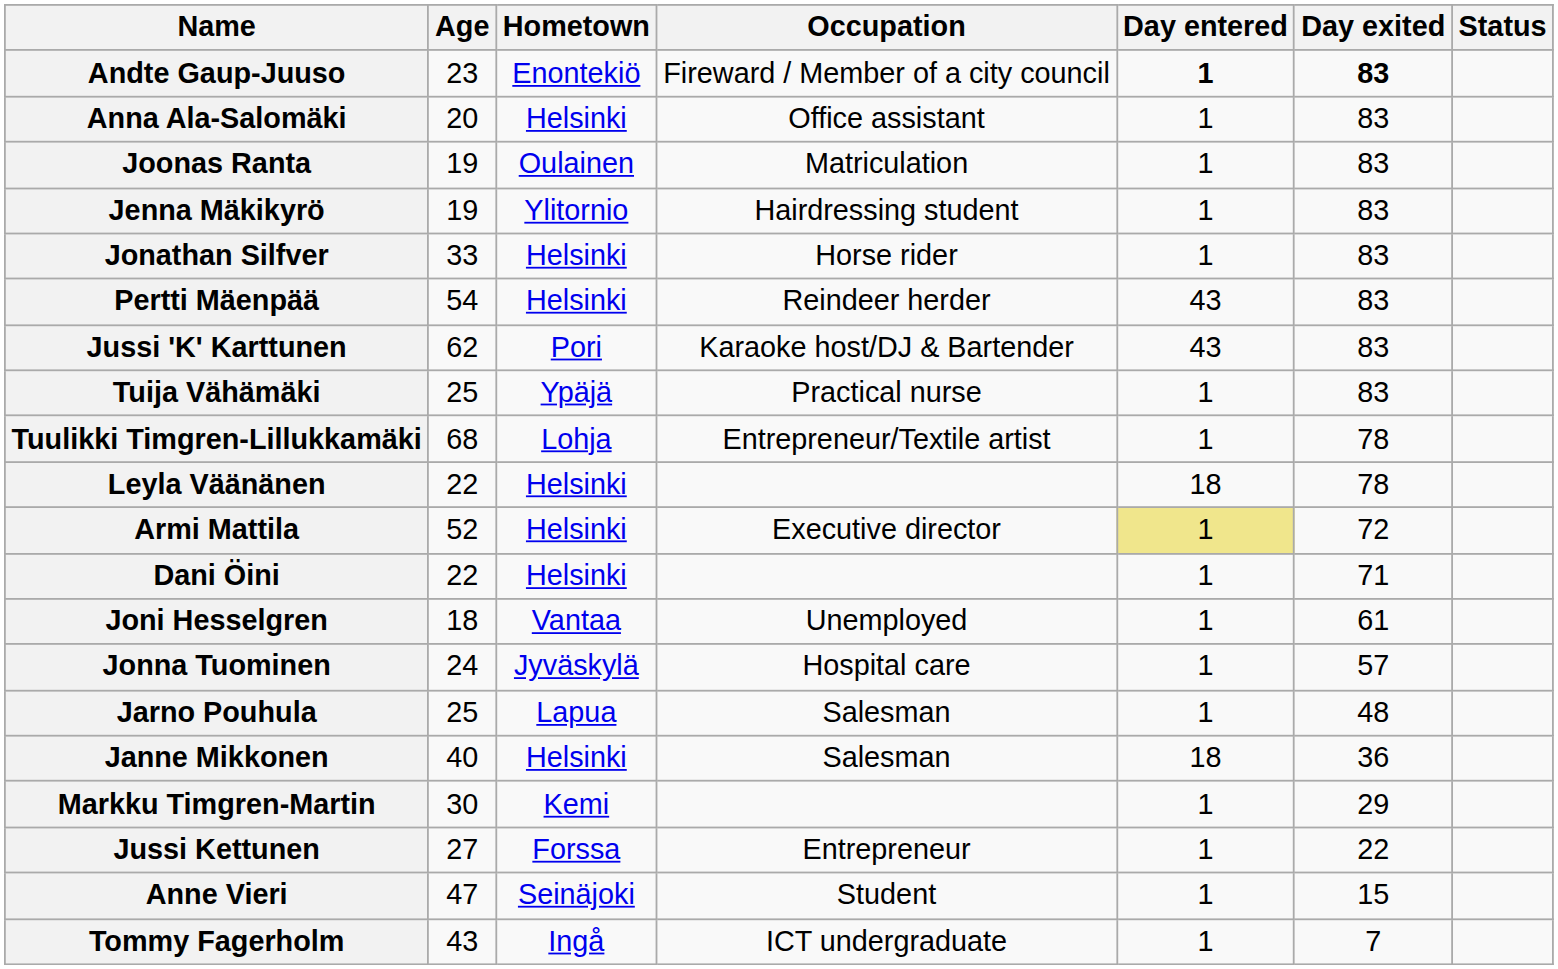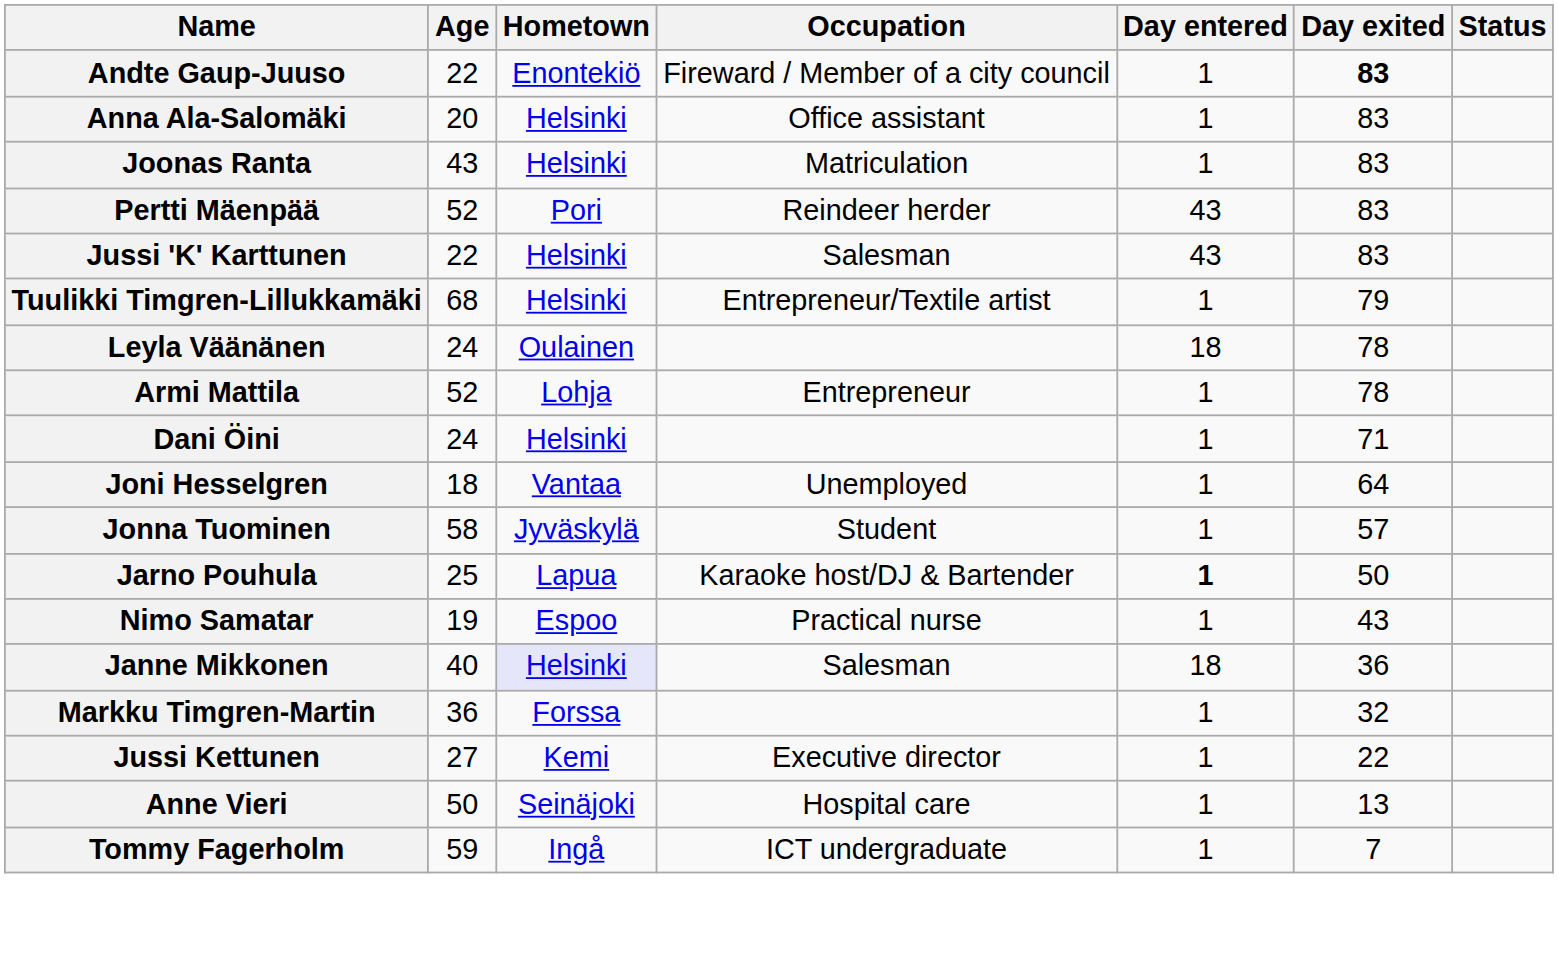(462, 73) 23 -> (462, 73) 22
(1206, 73) bold -> (1206, 73) normal
(462, 164) 19 -> (462, 164) 43
(576, 164) Oulainen -> (576, 164) Helsinki
- row: (217, 210)
- row: (217, 255)
(462, 301) 54 -> (462, 210) 52
(576, 301) Helsinki -> (576, 210) Pori
(462, 347) 62 -> (462, 255) 22
(576, 347) Pori -> (576, 255) Helsinki
(887, 347) Karaoke host/DJ & Bartender -> (887, 255) Salesman
- row: (217, 392)
(576, 438) Lohja -> (576, 301) Helsinki
(1373, 438) 78 -> (1373, 301) 79
(462, 484) 22 -> (462, 347) 24
(576, 484) Helsinki -> (576, 347) Oulainen
(576, 529) Helsinki -> (576, 392) Lohja
(887, 529) Executive director -> (887, 392) Entrepreneur
(1206, 529) khaki background -> (1206, 392) no background
(1373, 529) 72 -> (1373, 392) 78
(462, 575) 22 -> (462, 438) 24
(1373, 621) 61 -> (1373, 484) 64
(462, 666) 24 -> (462, 529) 58
(887, 666) Hospital care -> (887, 529) Student
(887, 712) Salesman -> (887, 575) Karaoke host/DJ & Bartender
(1206, 712) normal -> (1206, 575) bold
(1373, 712) 48 -> (1373, 575) 50
+ row: (217, 621)
(576, 758) no background -> (576, 666) lavender background
(462, 803) 30 -> (462, 712) 36
(576, 803) Kemi -> (576, 712) Forssa
(1373, 803) 29 -> (1373, 712) 32
(576, 849) Forssa -> (576, 758) Kemi
(887, 849) Entrepreneur -> (887, 758) Executive director
(462, 895) 47 -> (462, 803) 50
(887, 895) Student -> (887, 803) Hospital care
(1373, 895) 15 -> (1373, 803) 13
(462, 940) 43 -> (462, 849) 59
